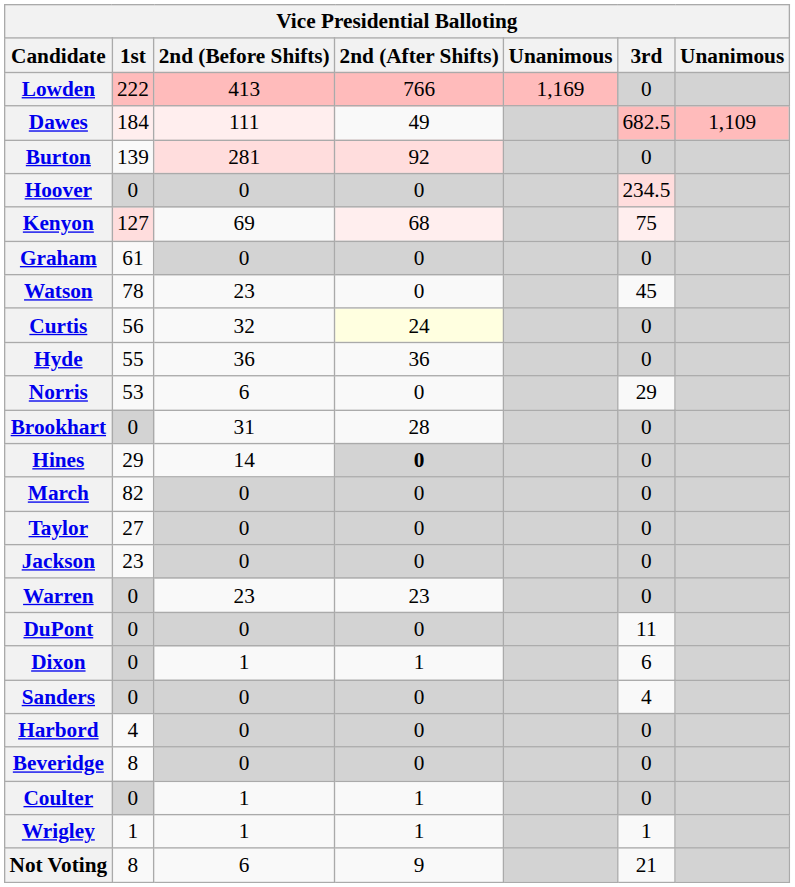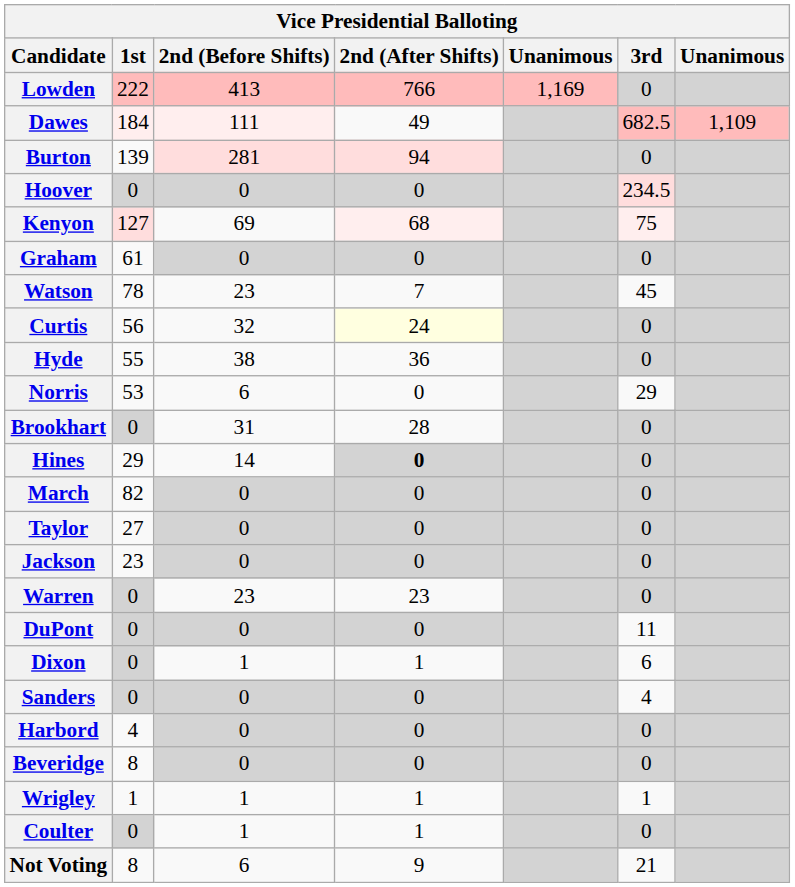(419, 156) 92 -> (419, 156) 94
(419, 291) 0 -> (419, 291) 7
(244, 358) 36 -> (244, 358) 38
rows swapped: (58, 797) <-> (58, 831)
